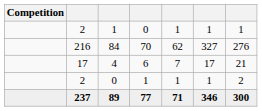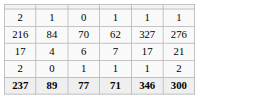- column: (35, 13)
